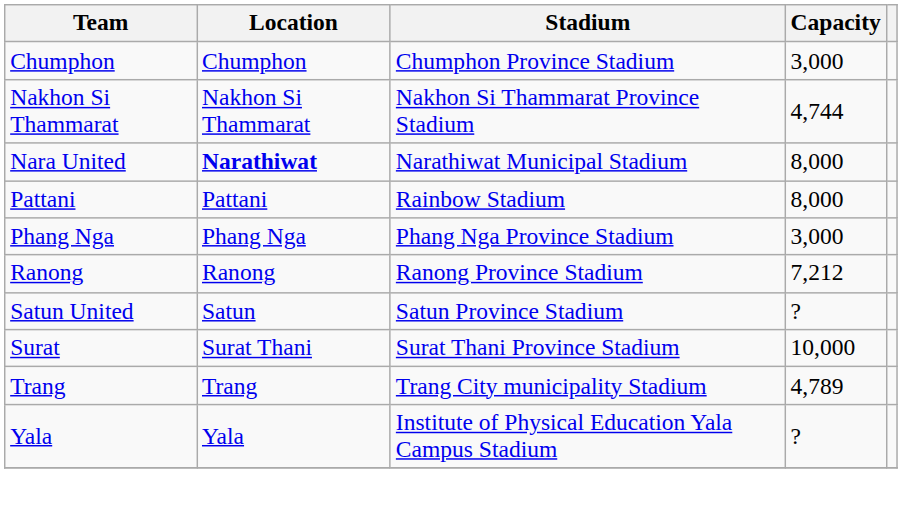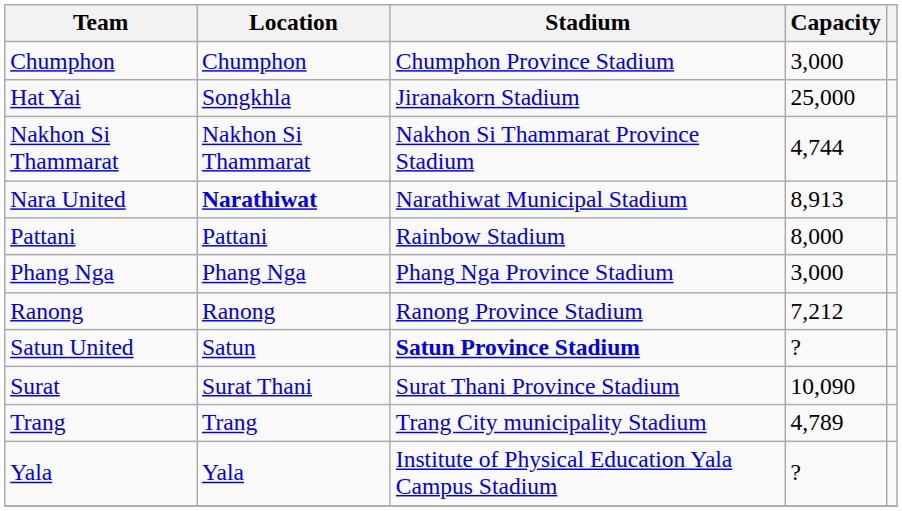+ row: (45, 97)
(817, 161) 8,000 -> (817, 198) 8,913
(510, 310) normal -> (518, 348) bold
(823, 348) 10,000 -> (823, 385) 10,090
